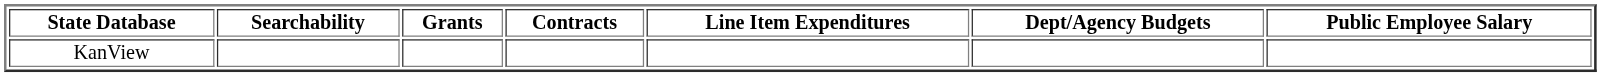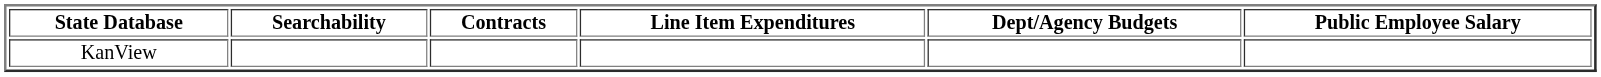- column: (452, 22)
